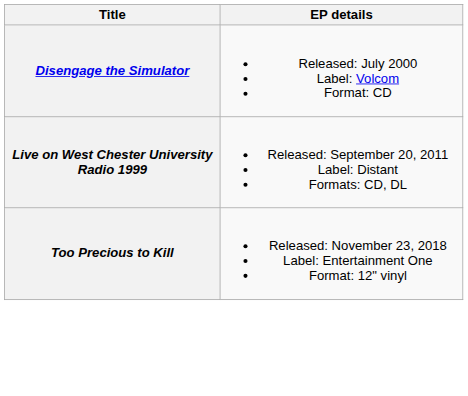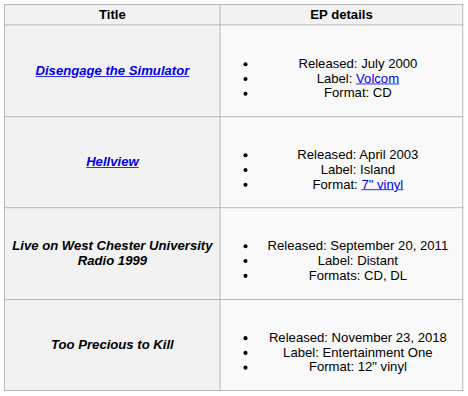+ row: (112, 162)
